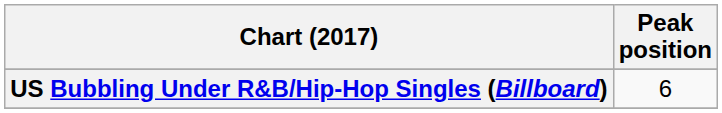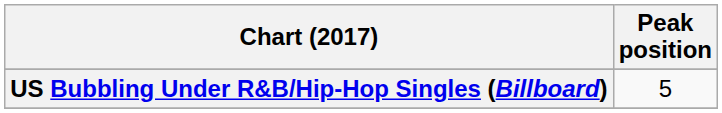(665, 88) 6 -> (665, 88) 5
